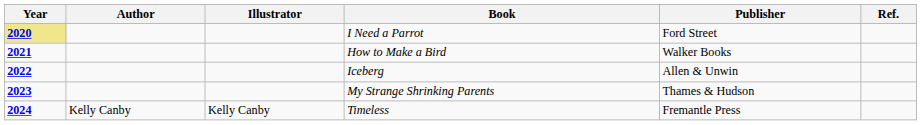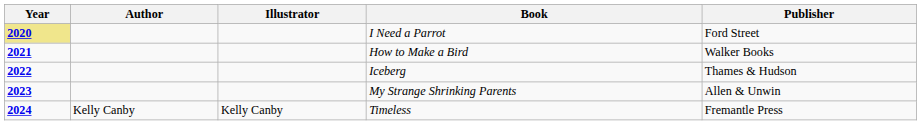- column: (888, 14)
(700, 71) Allen & Unwin -> (751, 71) Thames & Hudson
(708, 91) Thames & Hudson -> (743, 91) Allen & Unwin
